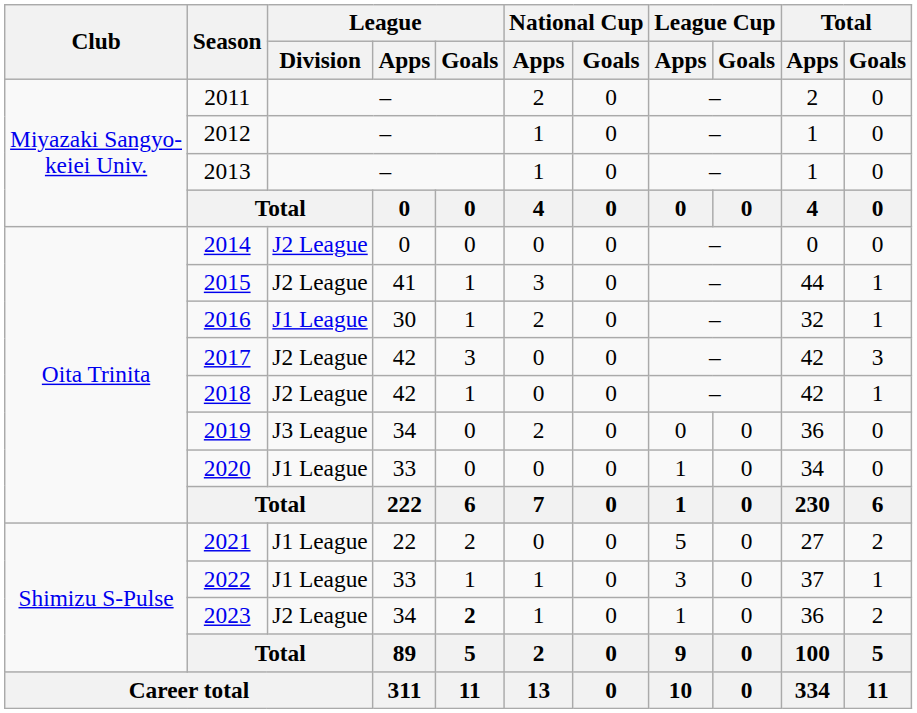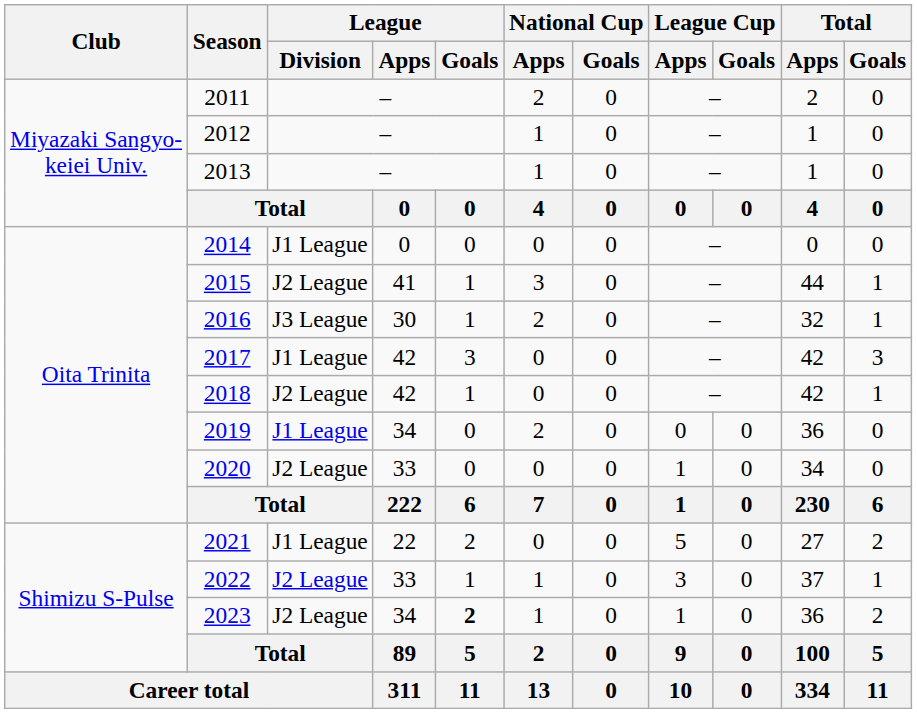(320, 245) J2 League -> (320, 245) J1 League
(320, 319) J1 League -> (320, 319) J3 League
(320, 356) J2 League -> (320, 356) J1 League
(320, 430) J3 League -> (320, 430) J1 League
(320, 467) J1 League -> (320, 467) J2 League
(320, 578) J1 League -> (320, 578) J2 League
